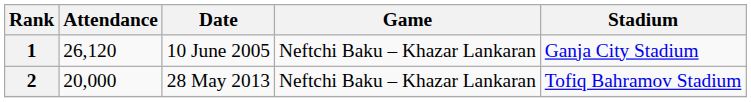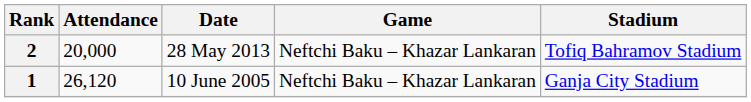rows swapped: (32, 50) <-> (32, 81)
